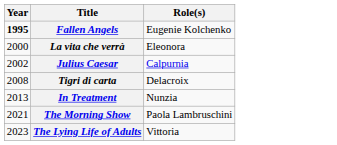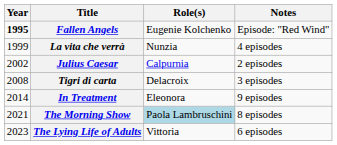+ column: (283, 13)
(18, 47) 2000 -> (18, 47) 1999
(166, 47) Eleonora -> (162, 47) Nunzia
(18, 98) 2013 -> (18, 98) 2014
(162, 98) Nunzia -> (166, 98) Eleonora
(189, 115) no background -> (189, 115) lightblue background
